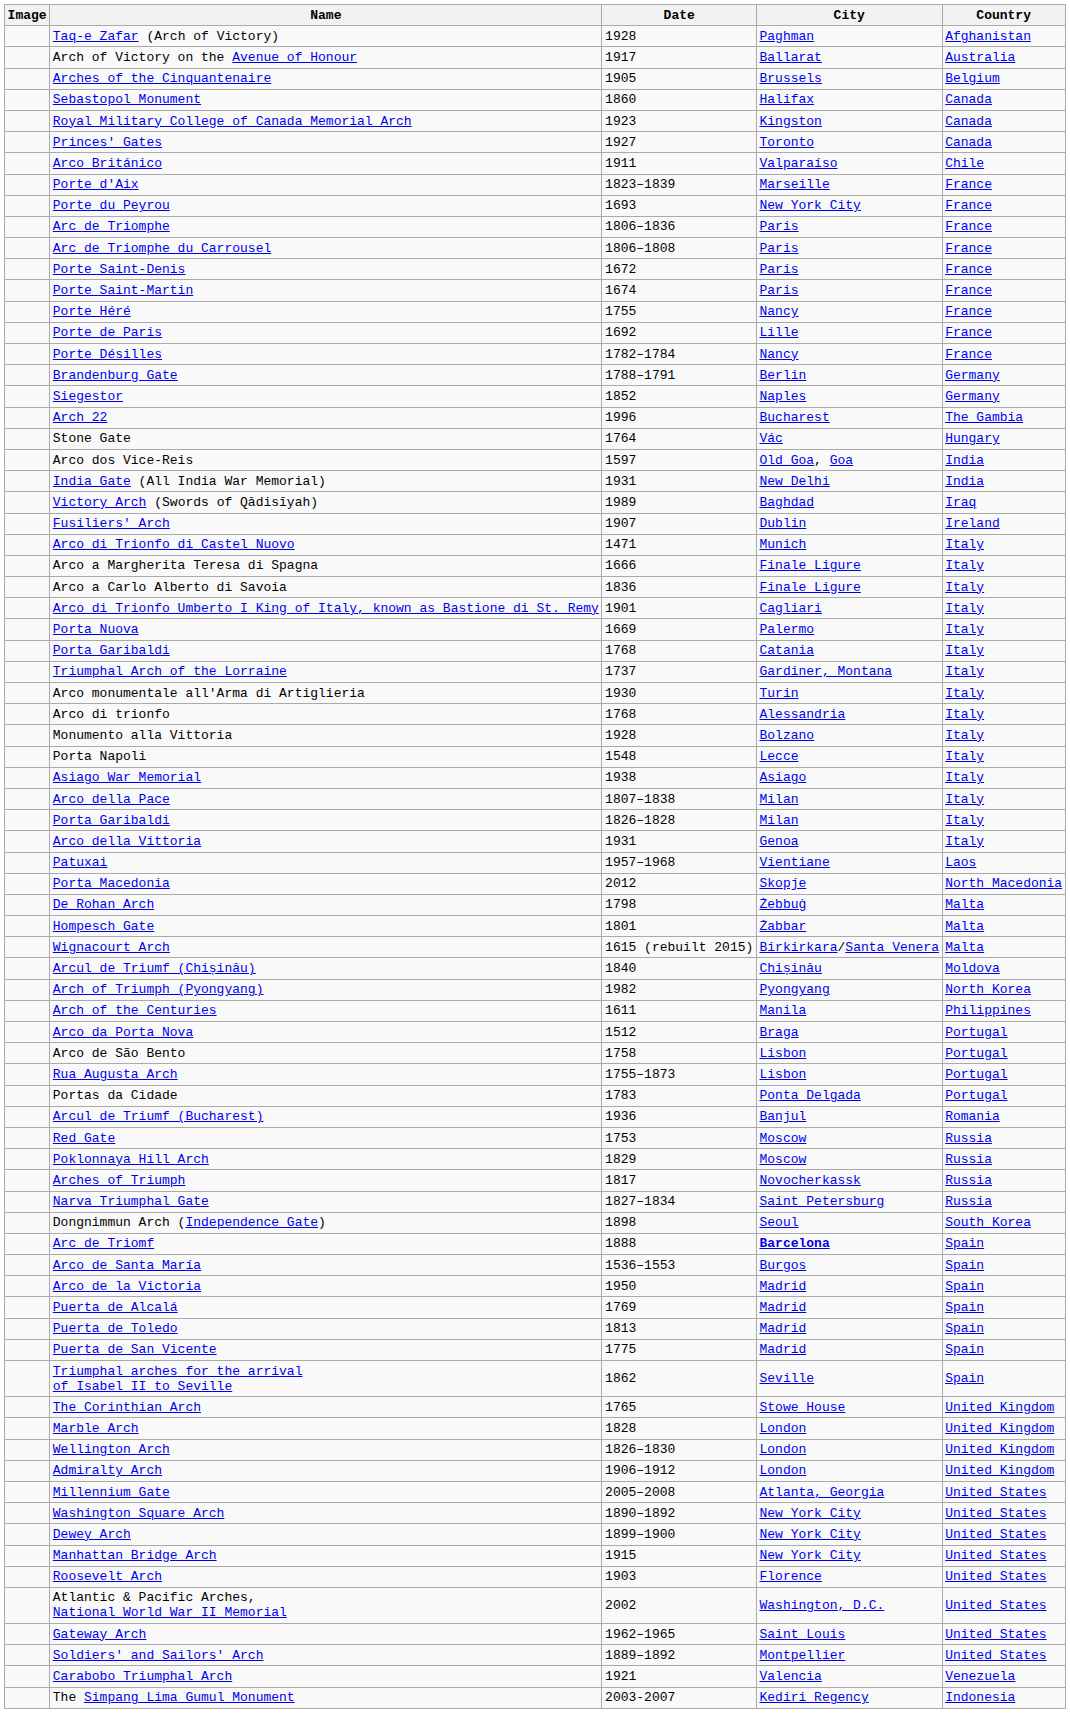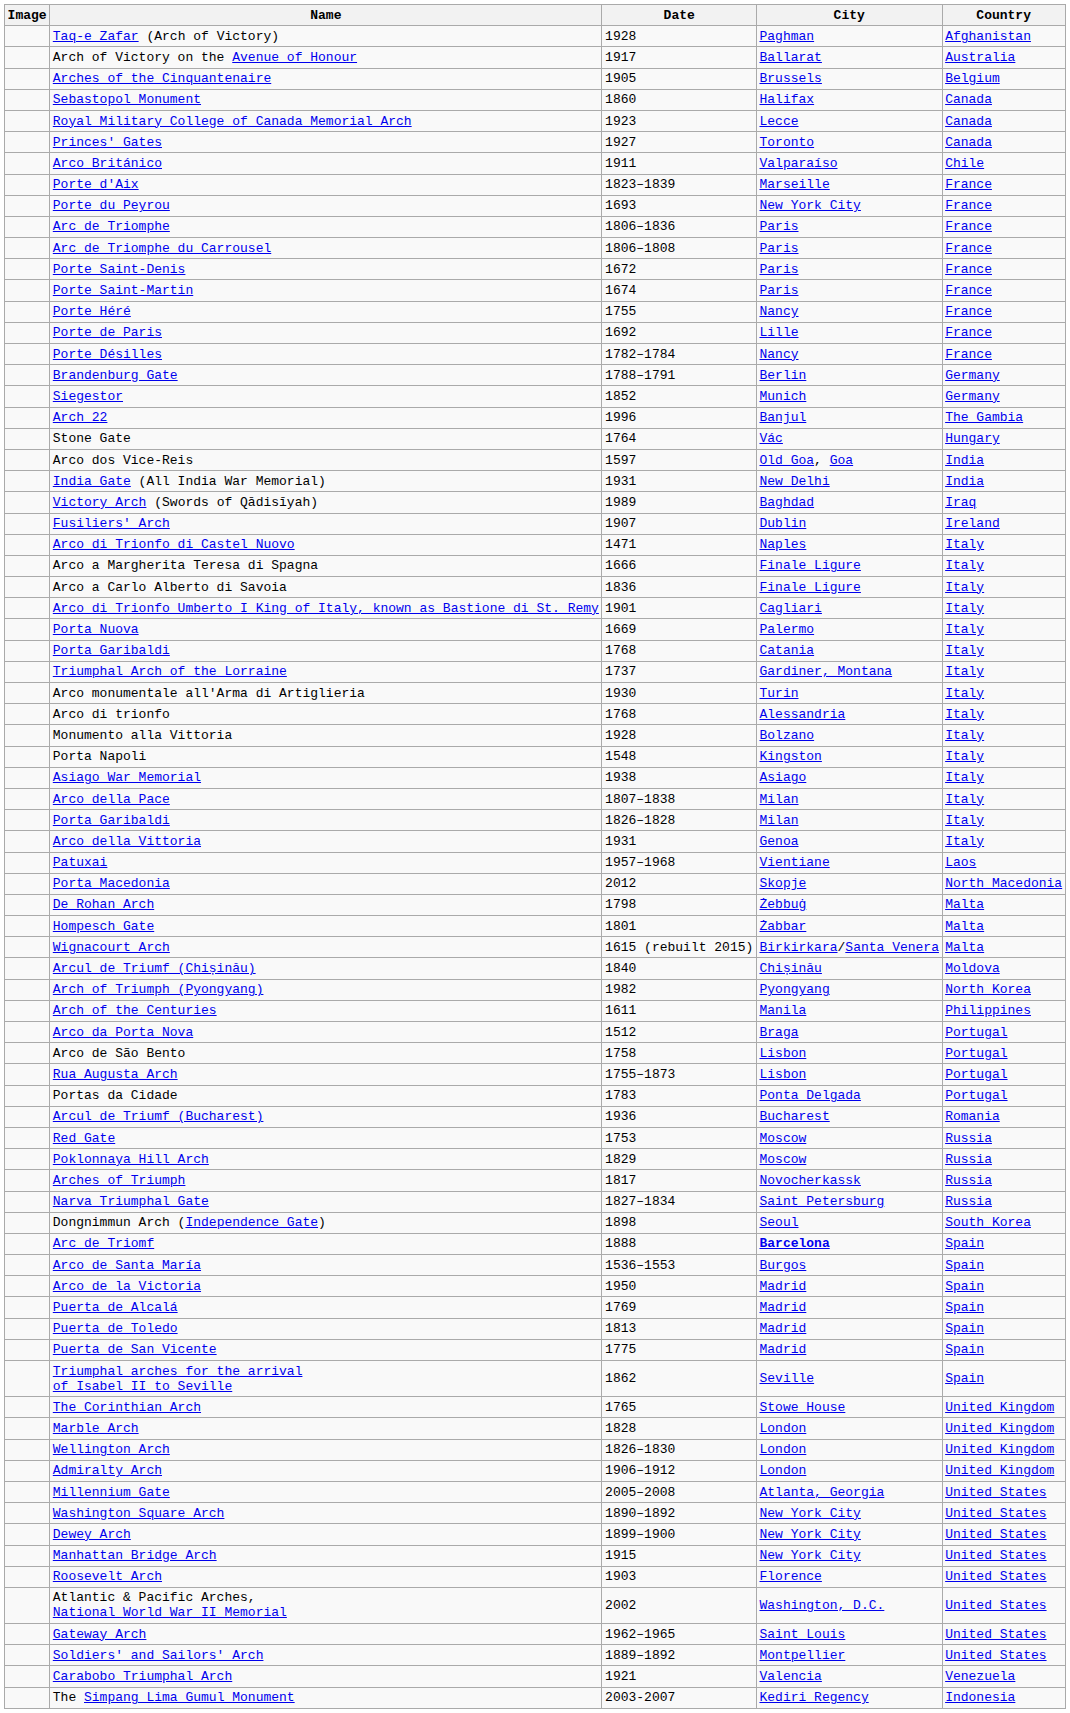(791, 121) Kingston -> (779, 121) Lecce
(783, 396) Naples -> (783, 396) Munich
(795, 418) Bucharest -> (783, 418) Banjul
(783, 545) Munich -> (783, 545) Naples
(779, 757) Lecce -> (791, 757) Kingston
(783, 1117) Banjul -> (795, 1117) Bucharest
